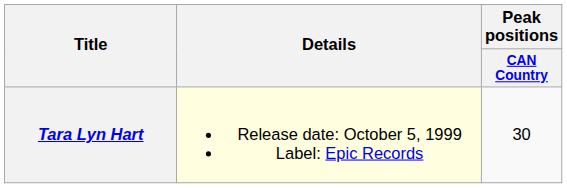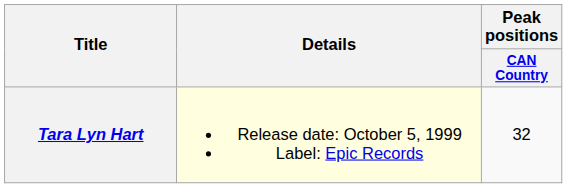(522, 134) 30 -> (522, 134) 32
